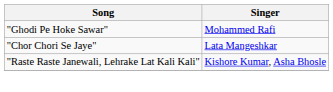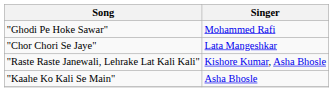+ row: (61, 78)
